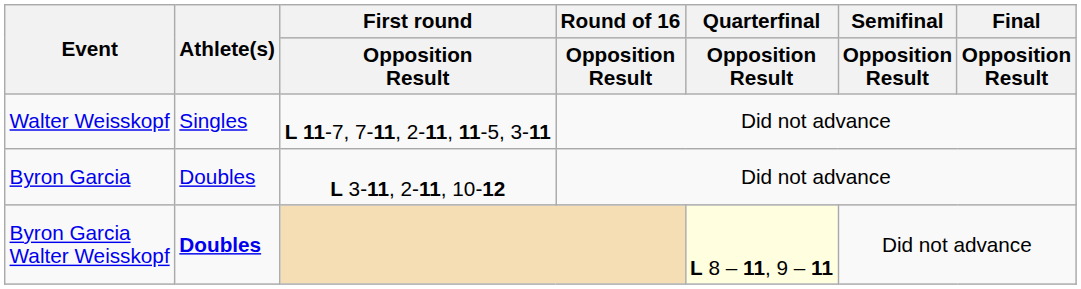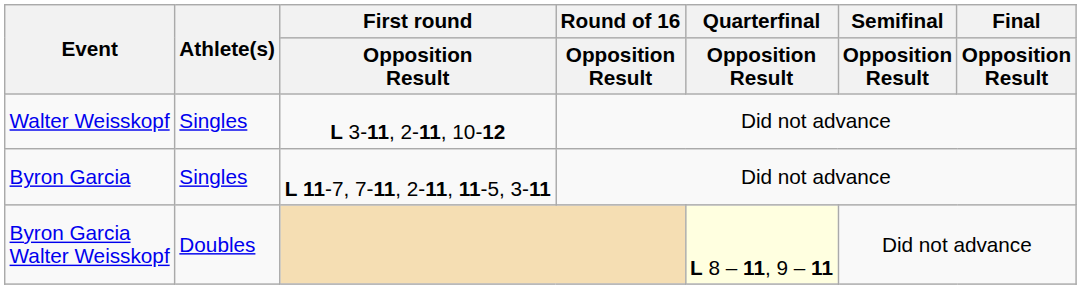(418, 133) L 11-7, 7-11, 2-11, 11-5, 3-11 -> (418, 133) L 3-11, 2-11, 10-12
(217, 177) Doubles -> (213, 177) Singles
(418, 189) L 3-11, 2-11, 10-12 -> (418, 189) L 11-7, 7-11, 2-11, 11-5, 3-11
(220, 245) bold -> (217, 245) normal
